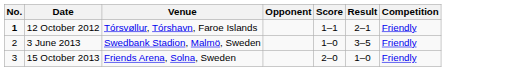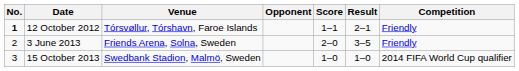(182, 43) Swedbank Stadion, Malmö, Sweden -> (170, 43) Friends Arena, Solna, Sweden
(329, 43) 1–0 -> (329, 43) 2–0
(170, 58) Friends Arena, Solna, Sweden -> (182, 58) Swedbank Stadion, Malmö, Sweden
(329, 58) 2–0 -> (329, 58) 1–0
(399, 58) Friendly -> (447, 58) 2014 FIFA World Cup qualifier
